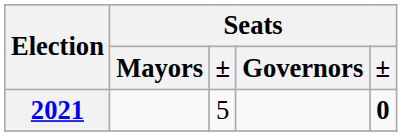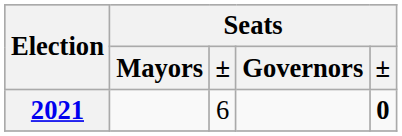(223, 109) 5 -> (223, 109) 6
